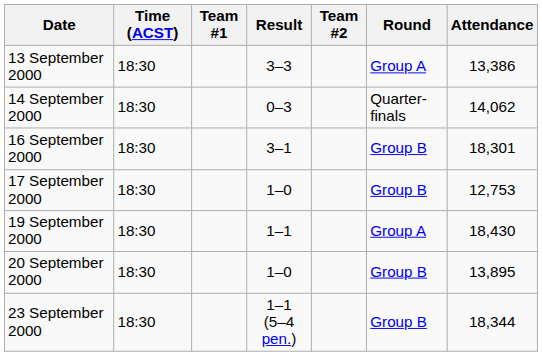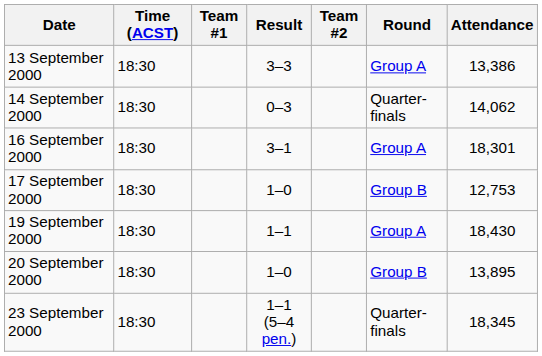(399, 148) Group B -> (398, 148) Group A
(399, 322) Group B -> (399, 322) Quarter-finals
(492, 322) 18,344 -> (492, 322) 18,345
